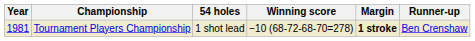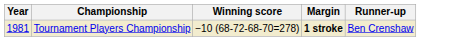- column: (220, 12)
